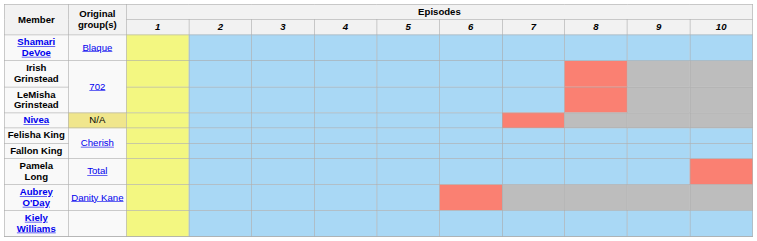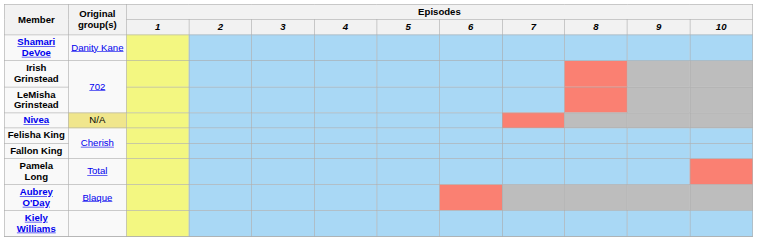(97, 47) Blaque -> (97, 47) Danity Kane
(97, 197) Danity Kane -> (97, 197) Blaque
